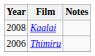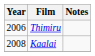rows swapped: (46, 44) <-> (43, 28)
